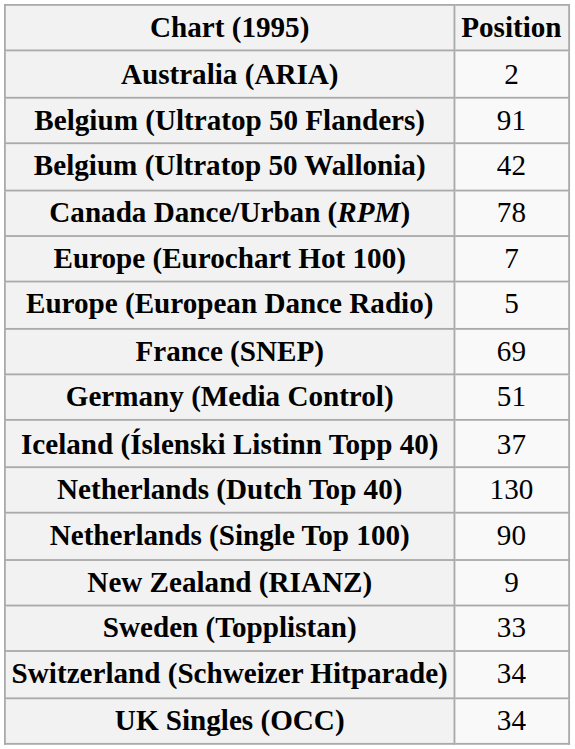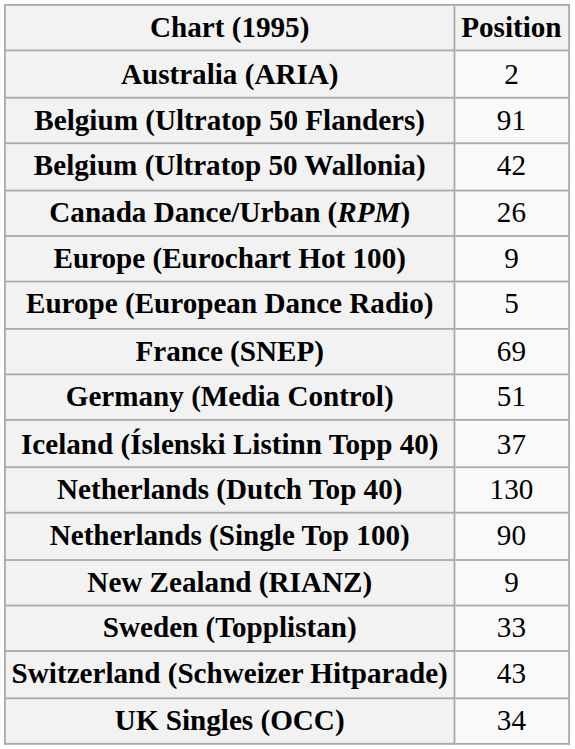(511, 212) 78 -> (511, 212) 26
(511, 258) 7 -> (511, 258) 9
(511, 674) 34 -> (511, 674) 43
